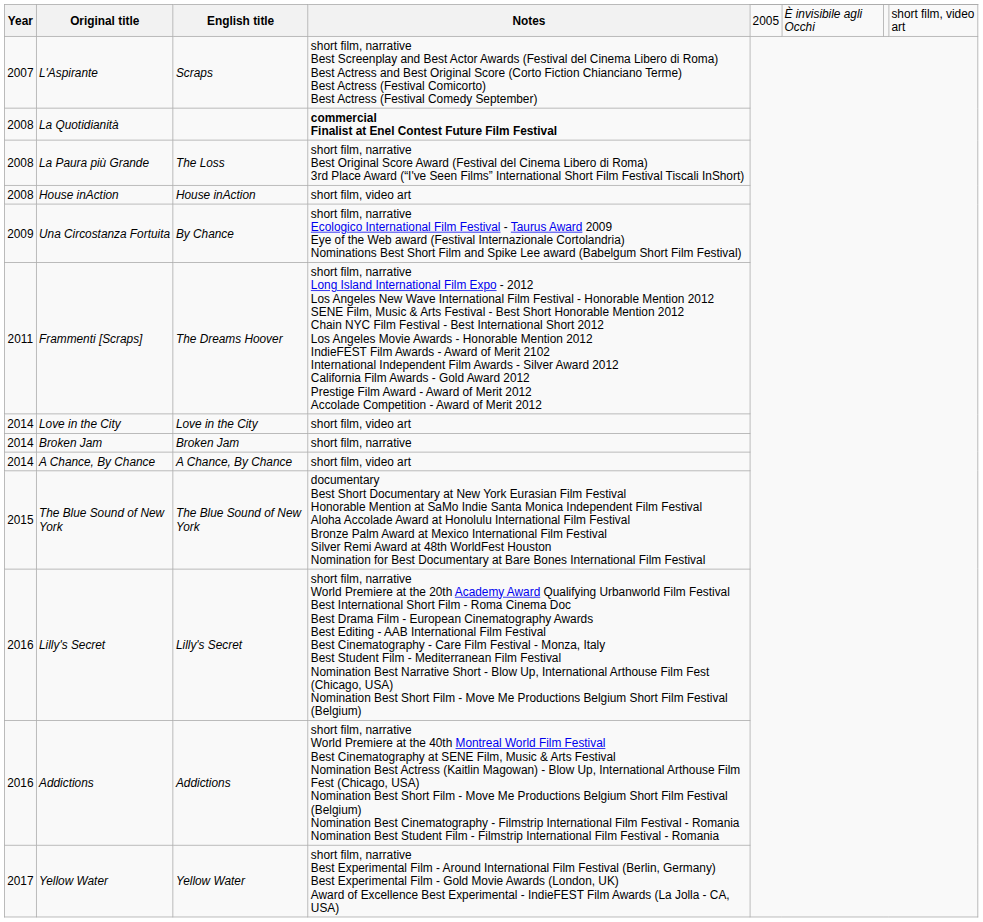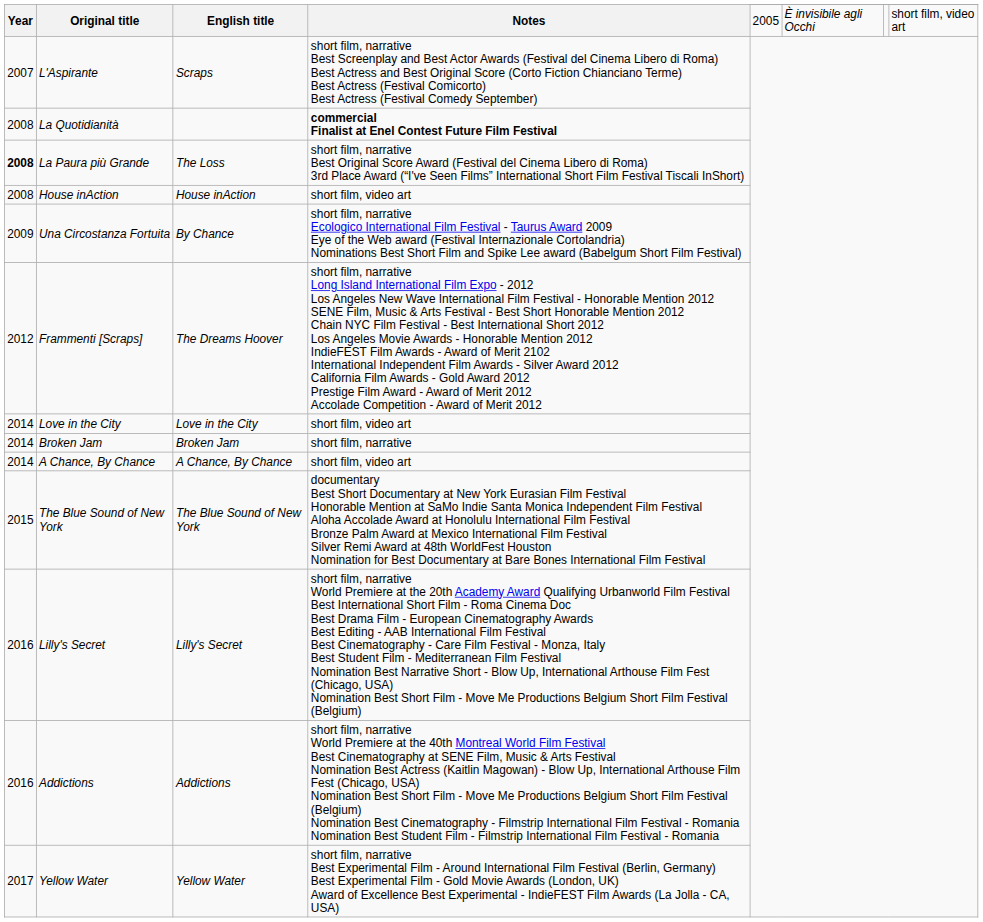(20, 163) normal -> (20, 163) bold
(20, 339) 2011 -> (20, 339) 2012
